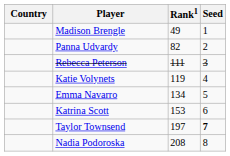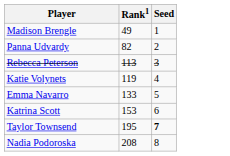- column: (29, 13)
(177, 63) 111 -> (129, 63) 113
(178, 95) 134 -> (129, 95) 133
(178, 127) 197 -> (129, 127) 195
